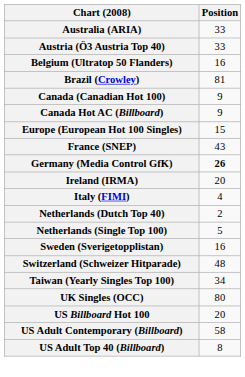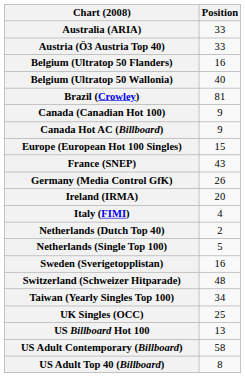+ row: (102, 79)
(220, 163) bold -> (220, 180) normal
(220, 297) 80 -> (220, 314) 25
(220, 314) 20 -> (220, 331) 13
